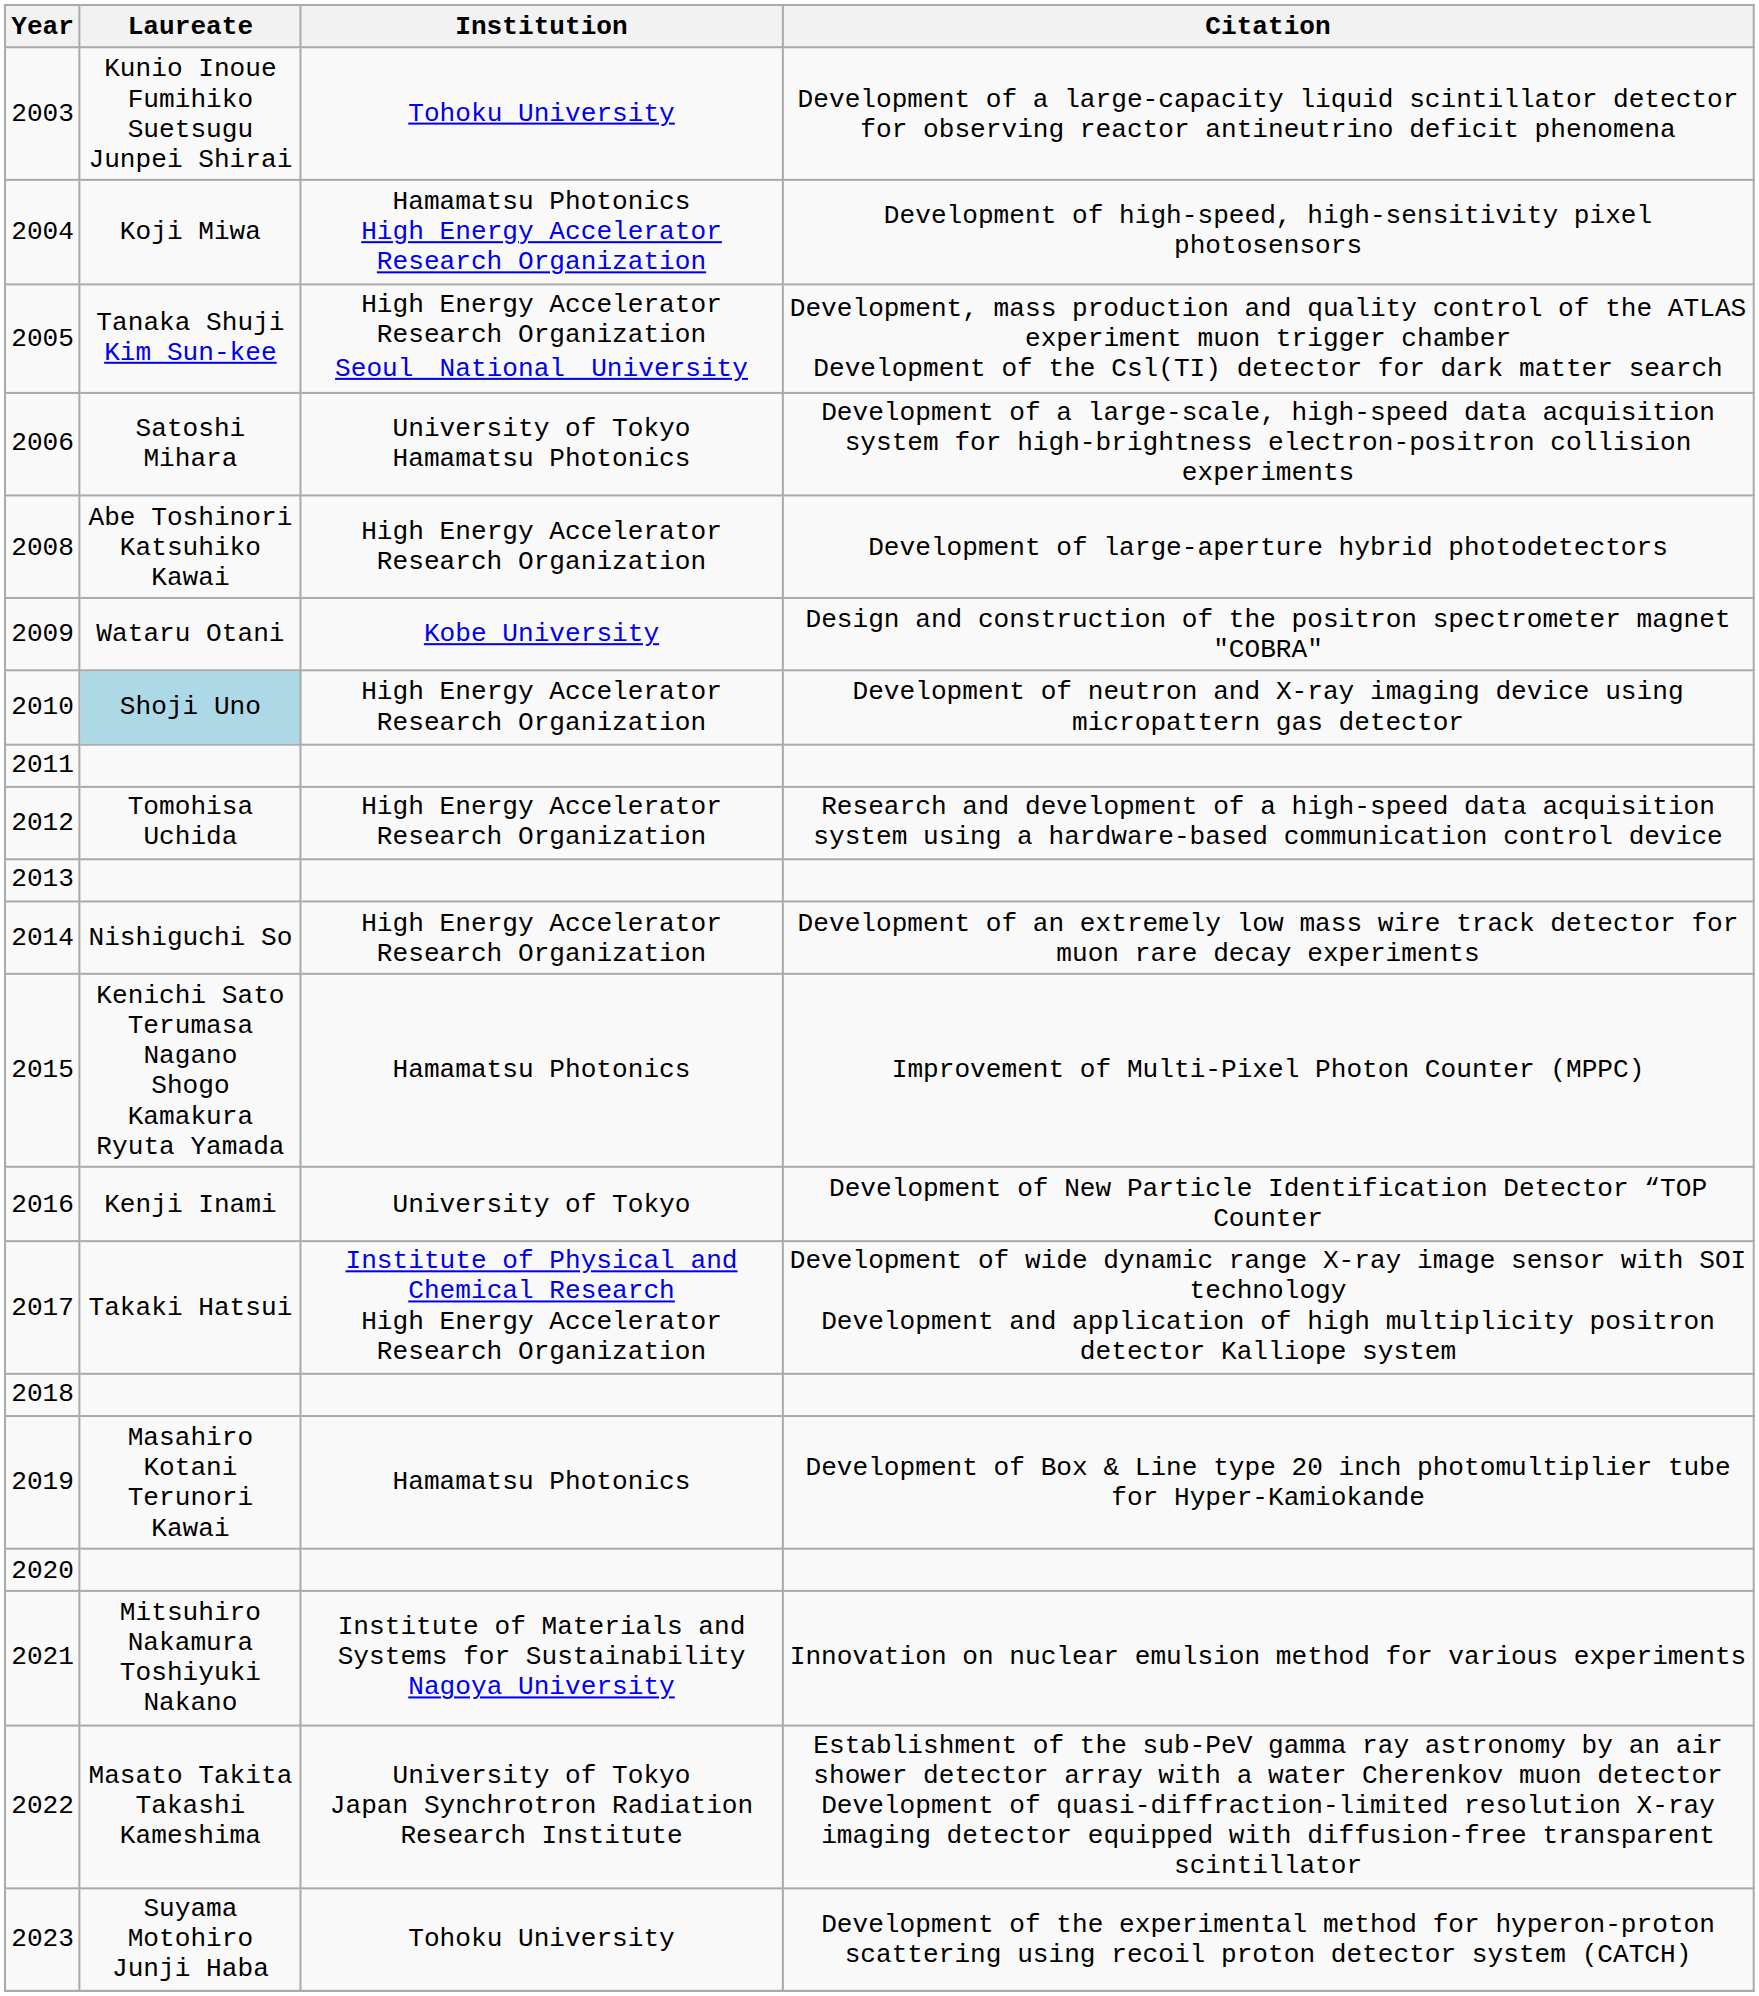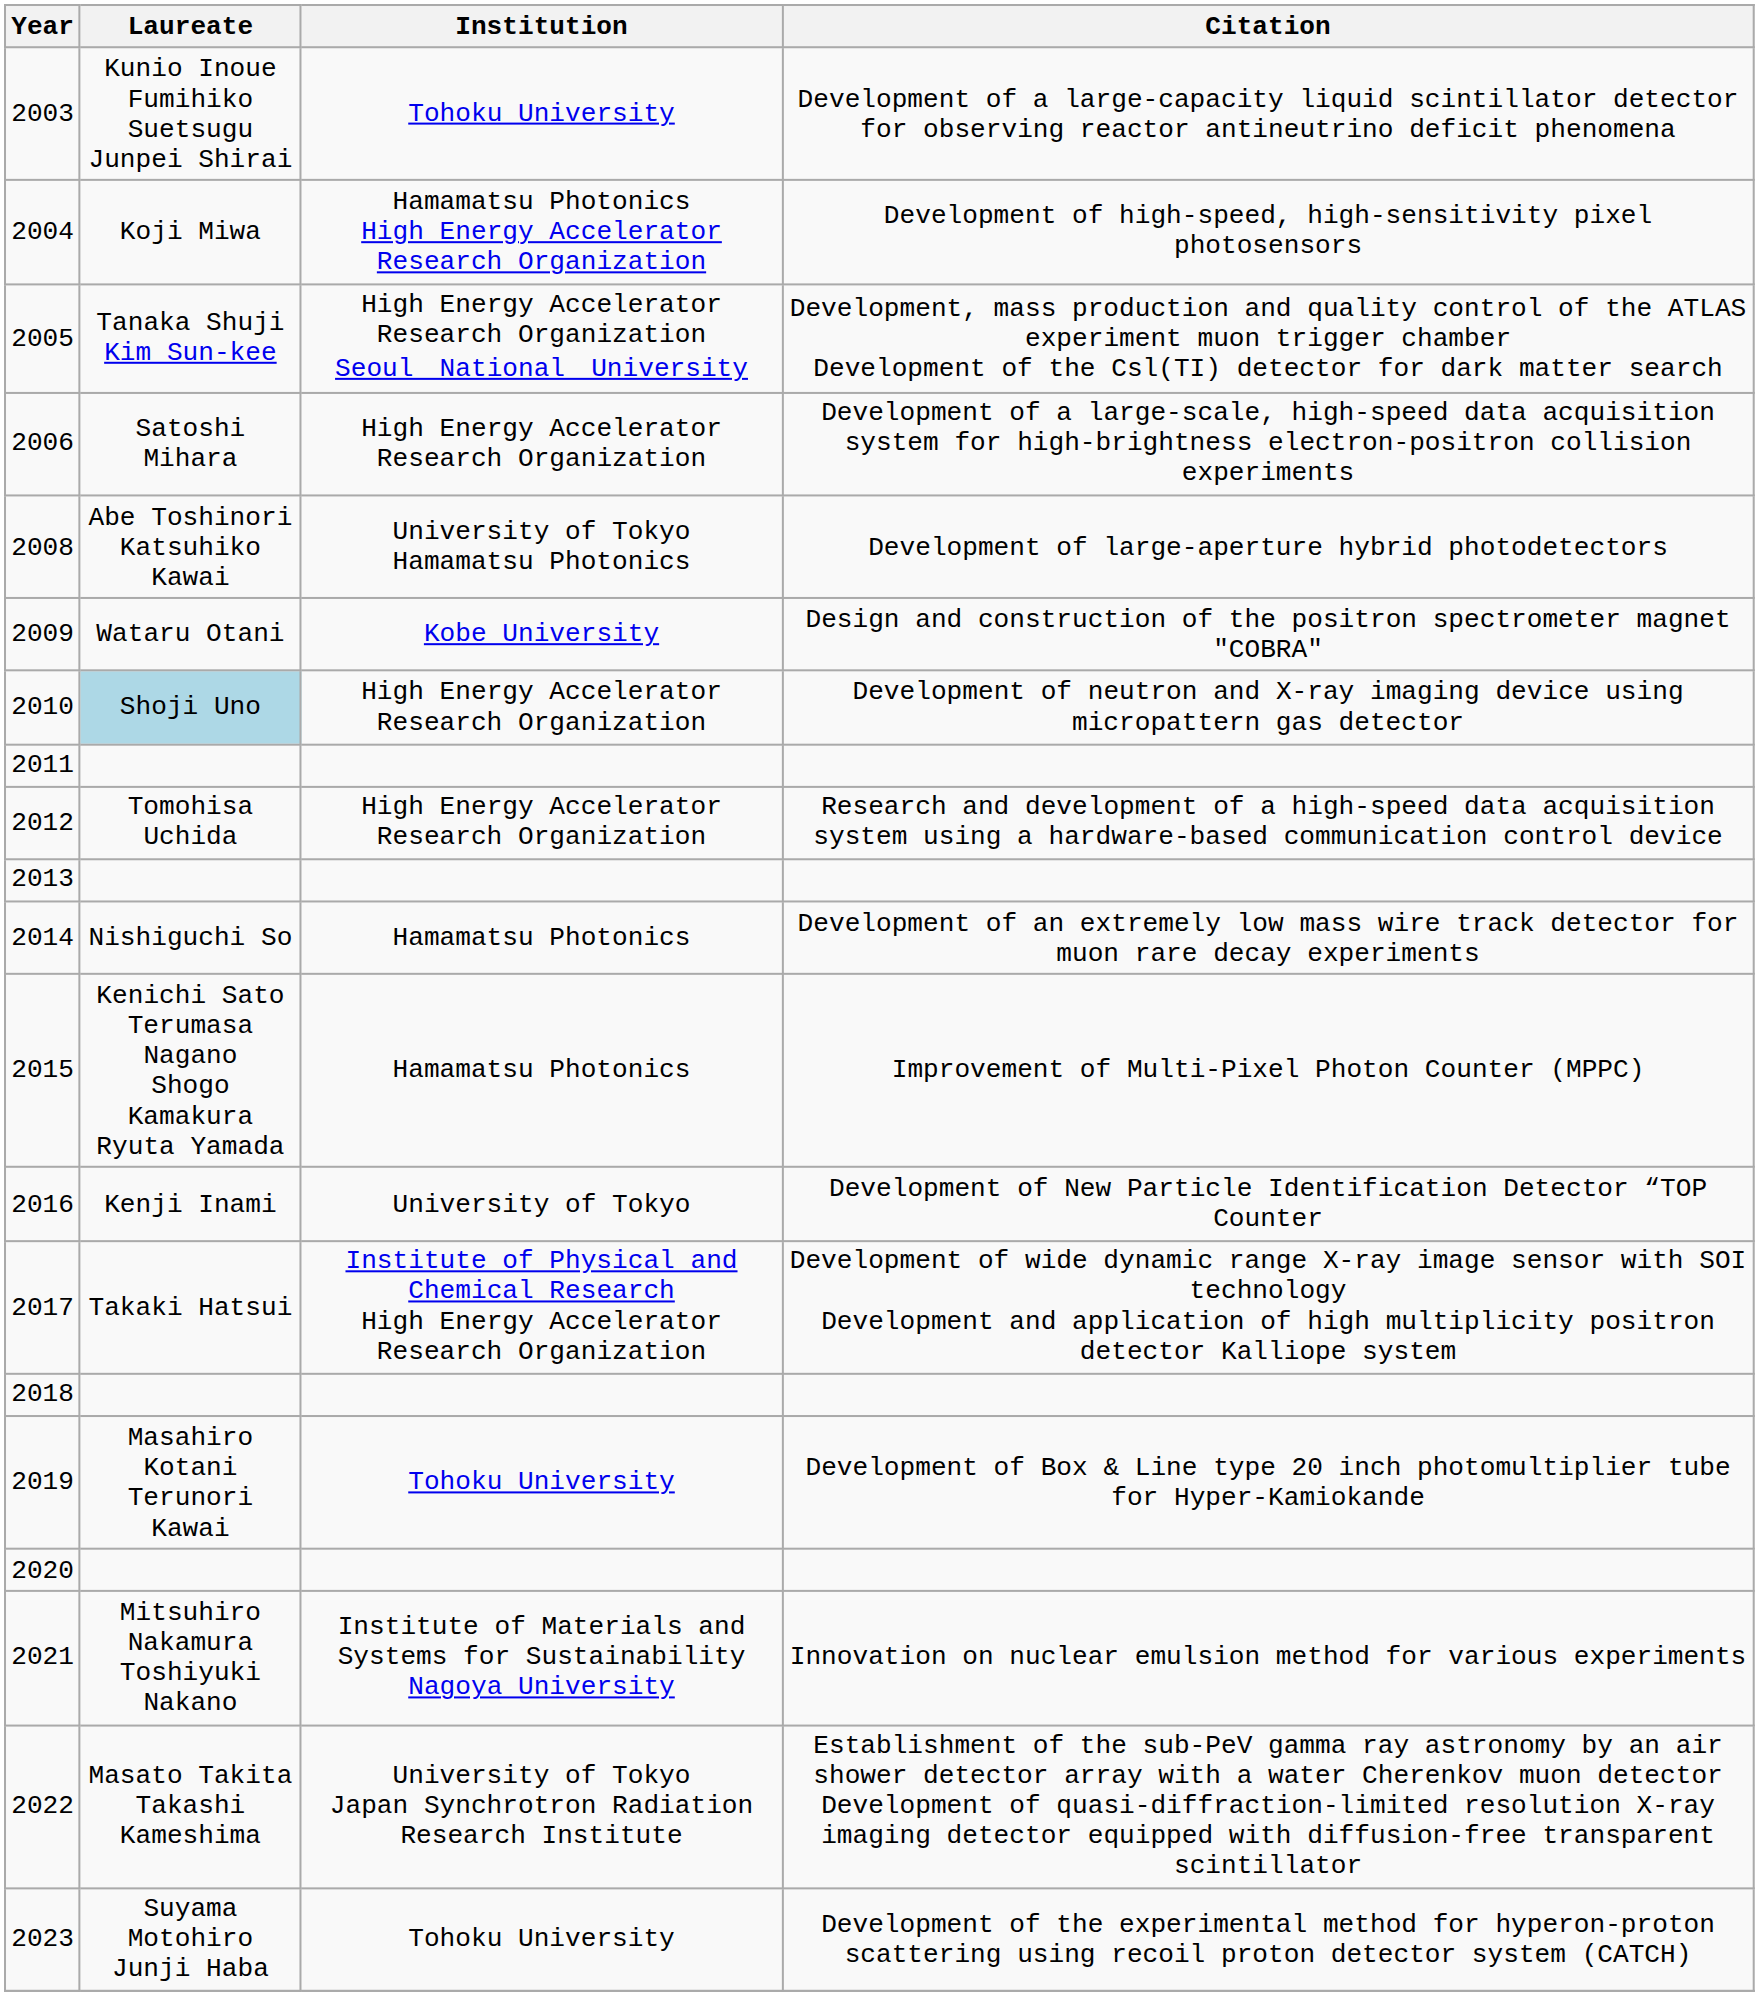(542, 444) University of Tokyo Hamamatsu Photonics -> (542, 444) High Energy Accelerator Research Organization
(542, 547) High Energy Accelerator Research Organization -> (542, 547) University of Tokyo Hamamatsu Photonics
(542, 938) High Energy Accelerator Research Organization -> (542, 938) Hamamatsu Photonics
(542, 1483) Hamamatsu Photonics -> (542, 1483) Tohoku University
